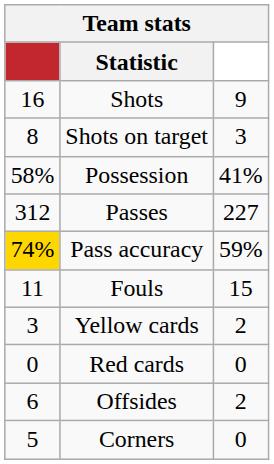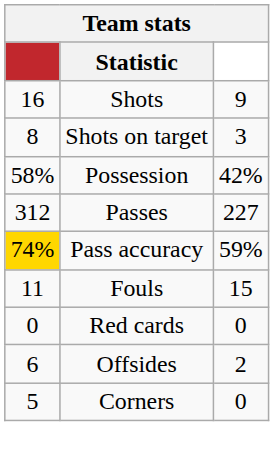(241, 174) 41% -> (241, 174) 42%
- row: (137, 325)
